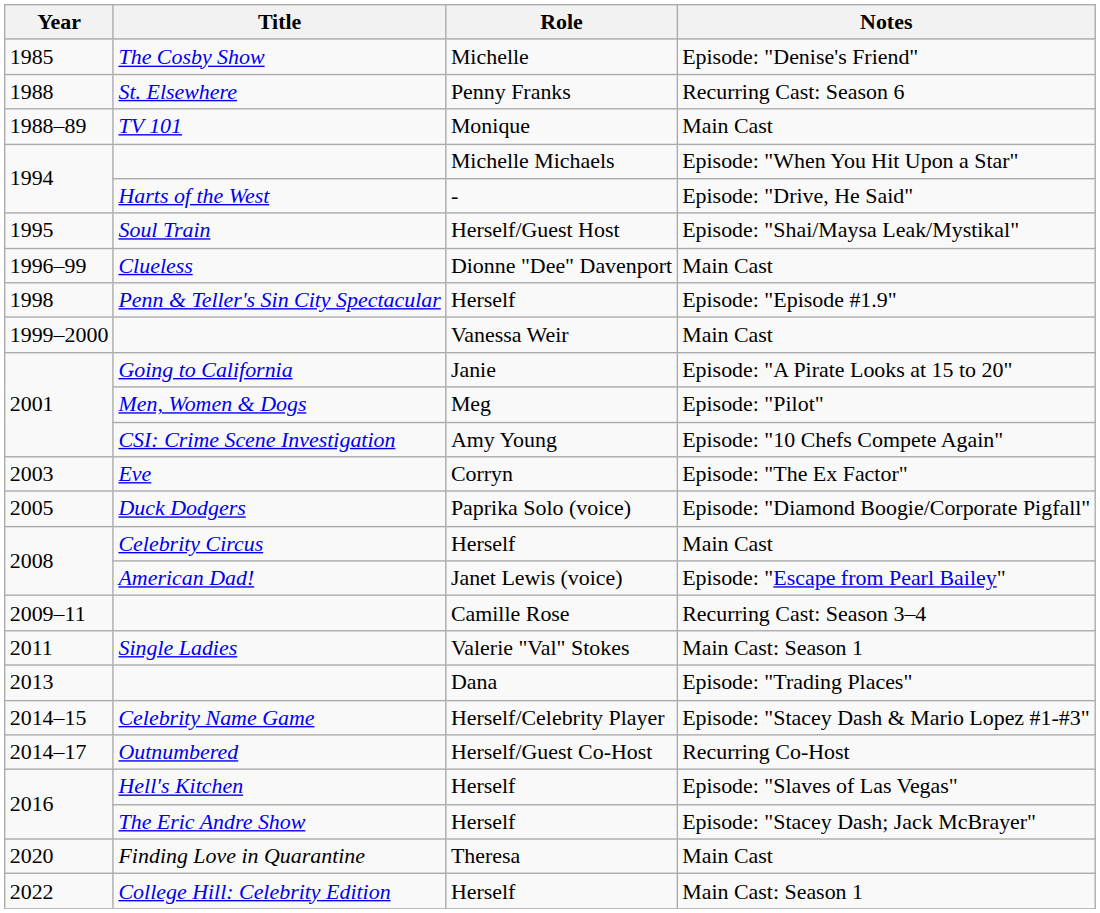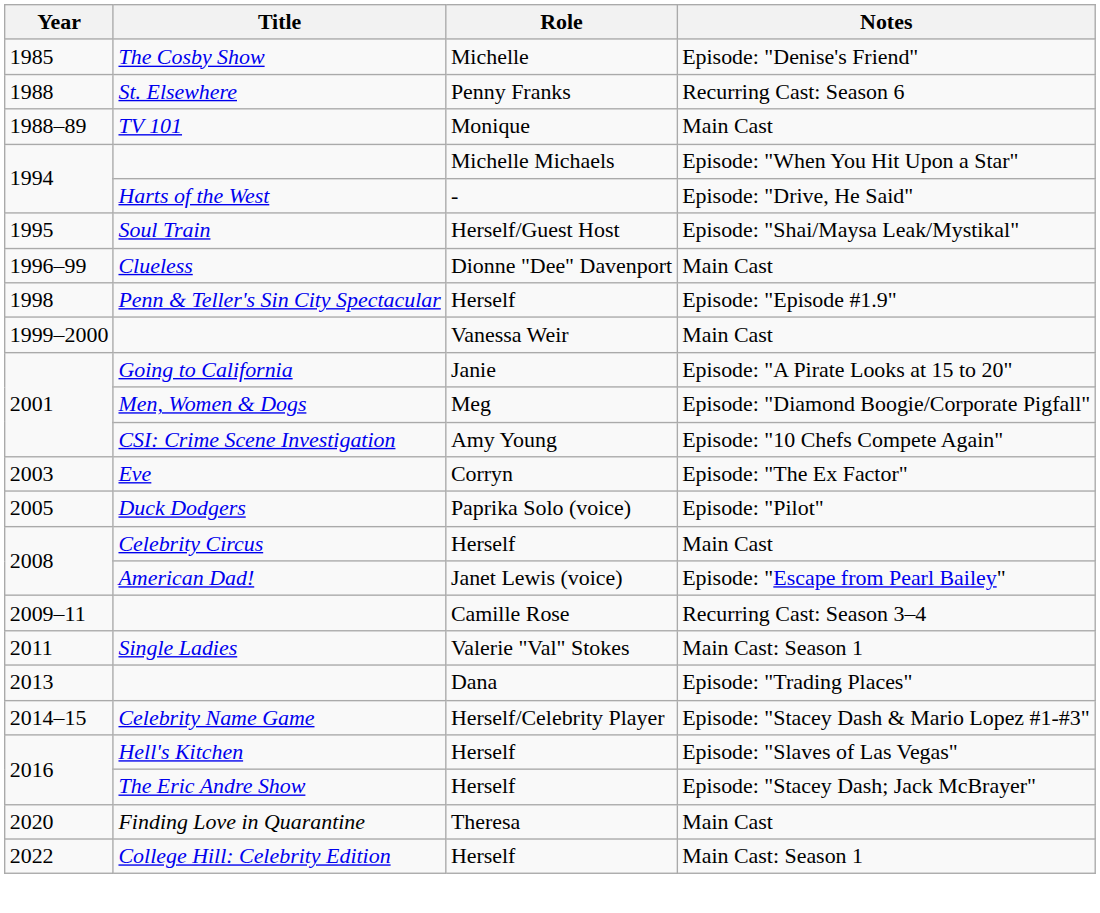(753, 404) Episode: "Pilot" -> (886, 404) Episode: "Diamond Boogie/Corporate Pigfall"
(886, 508) Episode: "Diamond Boogie/Corporate Pigfall" -> (753, 508) Episode: "Pilot"
- row: (178, 751)
